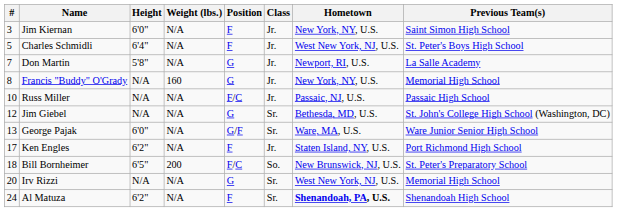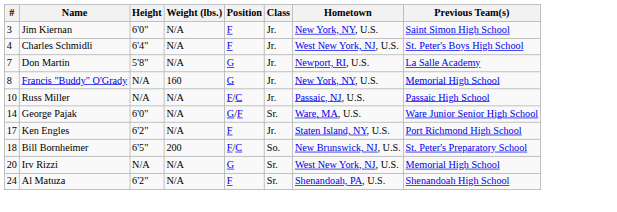(9, 47) 5 -> (9, 47) 4
- row: (44, 114)
(12, 131) 13 -> (12, 114) 14
(343, 198) bold -> (340, 181) normal
